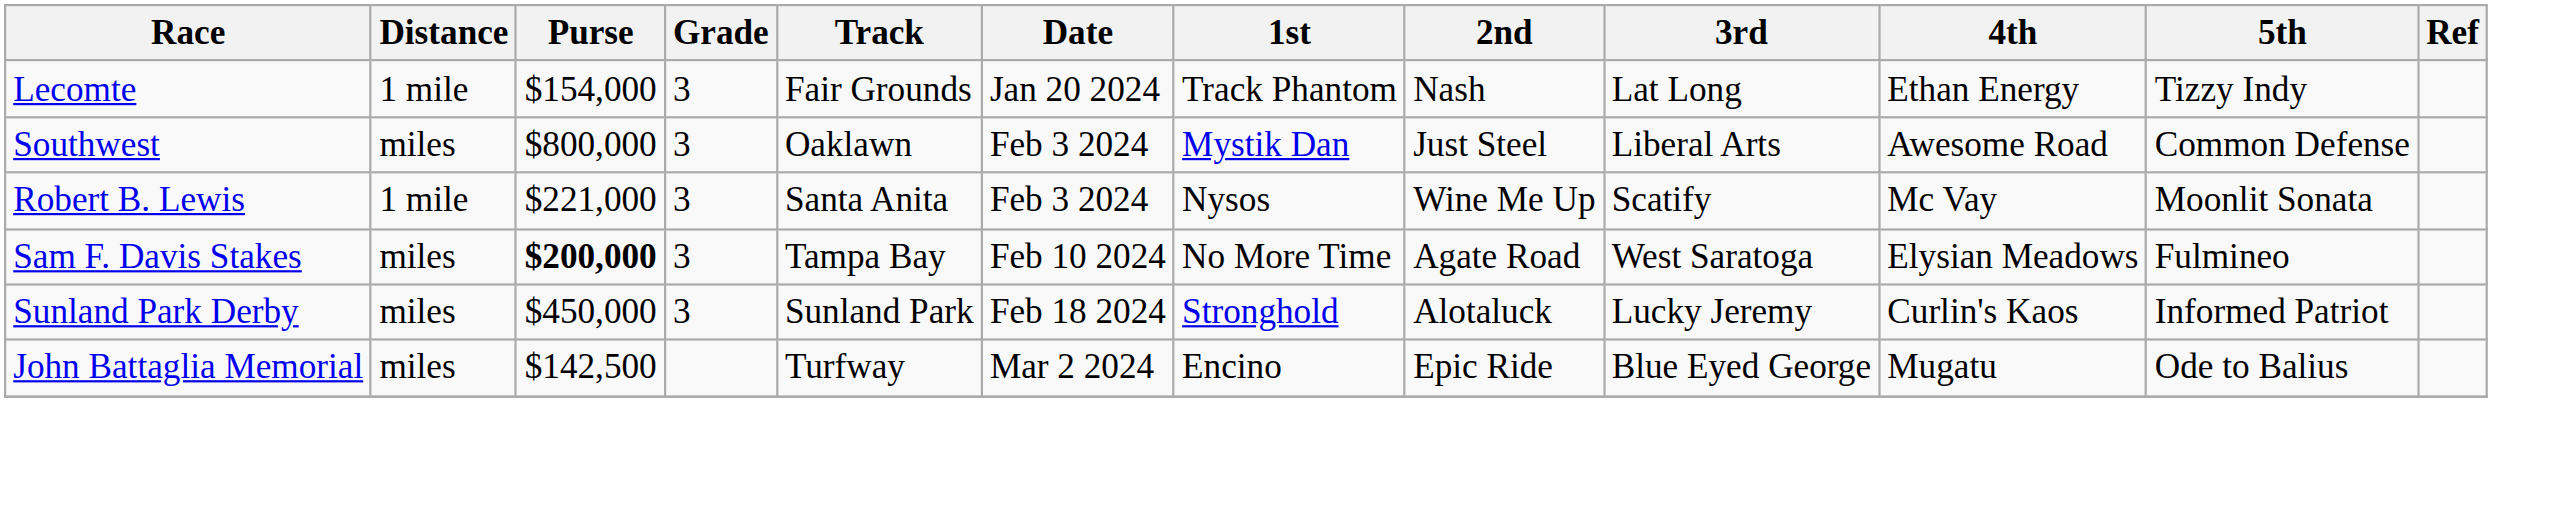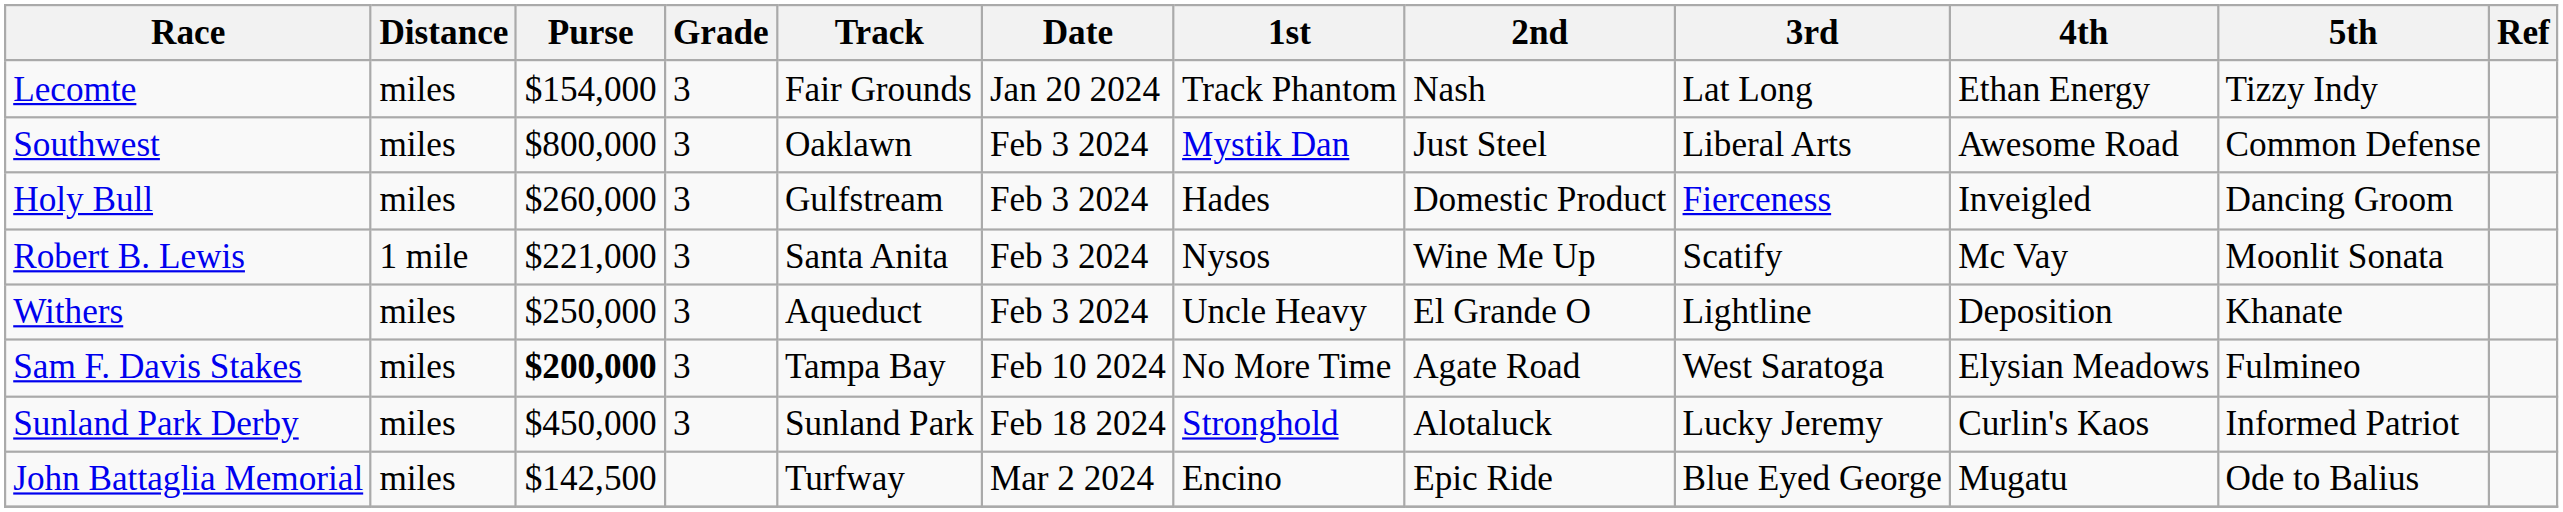(424, 88) 1 mile -> (418, 88) miles
+ row: (83, 199)
+ row: (68, 311)
